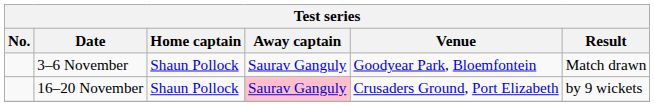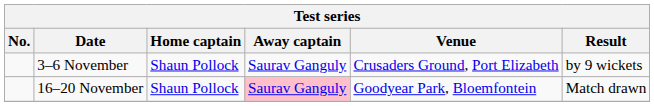(445, 64) Goodyear Park, Bloemfontein -> (456, 64) Crusaders Ground, Port Elizabeth
(606, 64) Match drawn -> (604, 64) by 9 wickets
(456, 88) Crusaders Ground, Port Elizabeth -> (445, 88) Goodyear Park, Bloemfontein
(604, 88) by 9 wickets -> (606, 88) Match drawn
